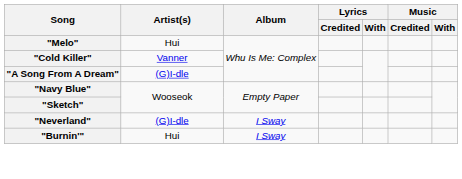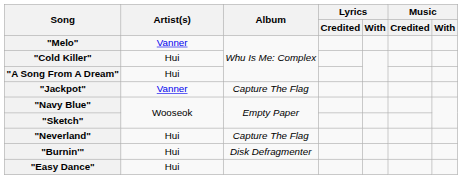(172, 43) Hui -> (172, 43) Vanner
(172, 58) Vanner -> (172, 58) Hui
(172, 74) (G)I-dle -> (172, 74) Hui
+ row: (63, 89)
(172, 120) (G)I-dle -> (172, 136) Hui
(271, 120) I Sway -> (271, 136) Capture The Flag
(271, 136) I Sway -> (271, 151) Disk Defragmenter
+ row: (63, 167)
